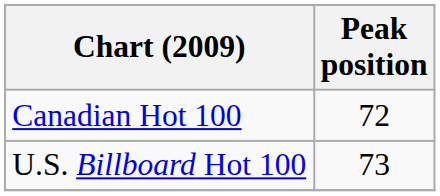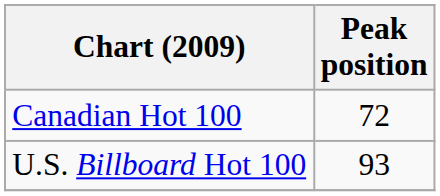(374, 164) 73 -> (374, 164) 93
